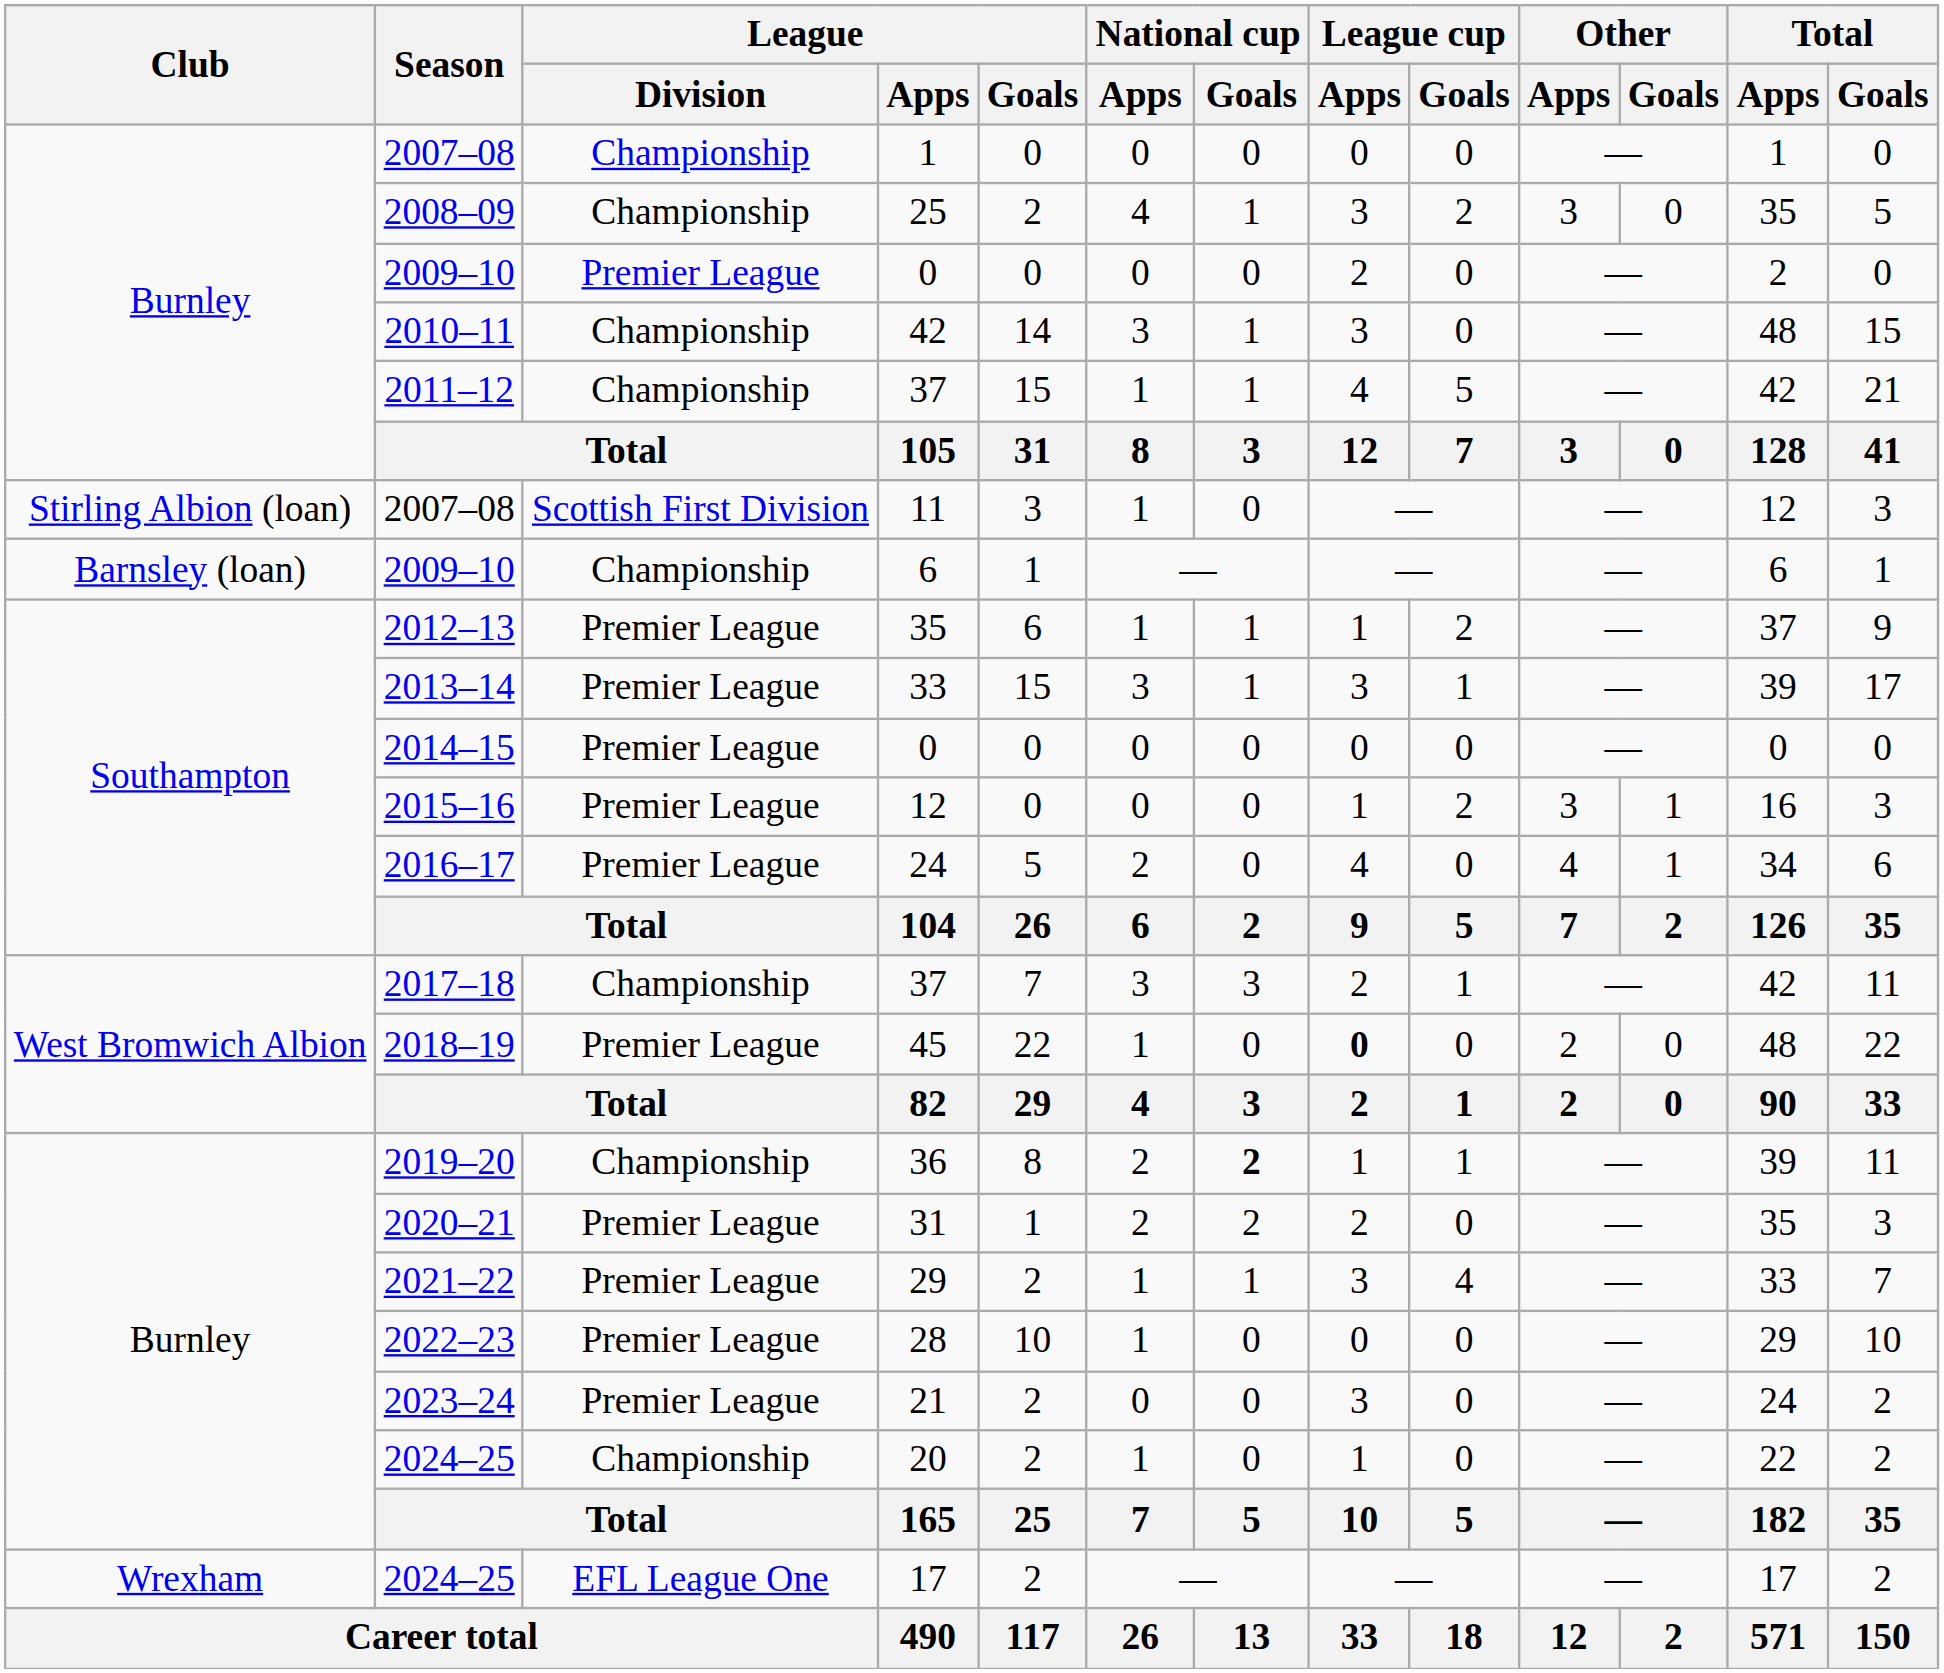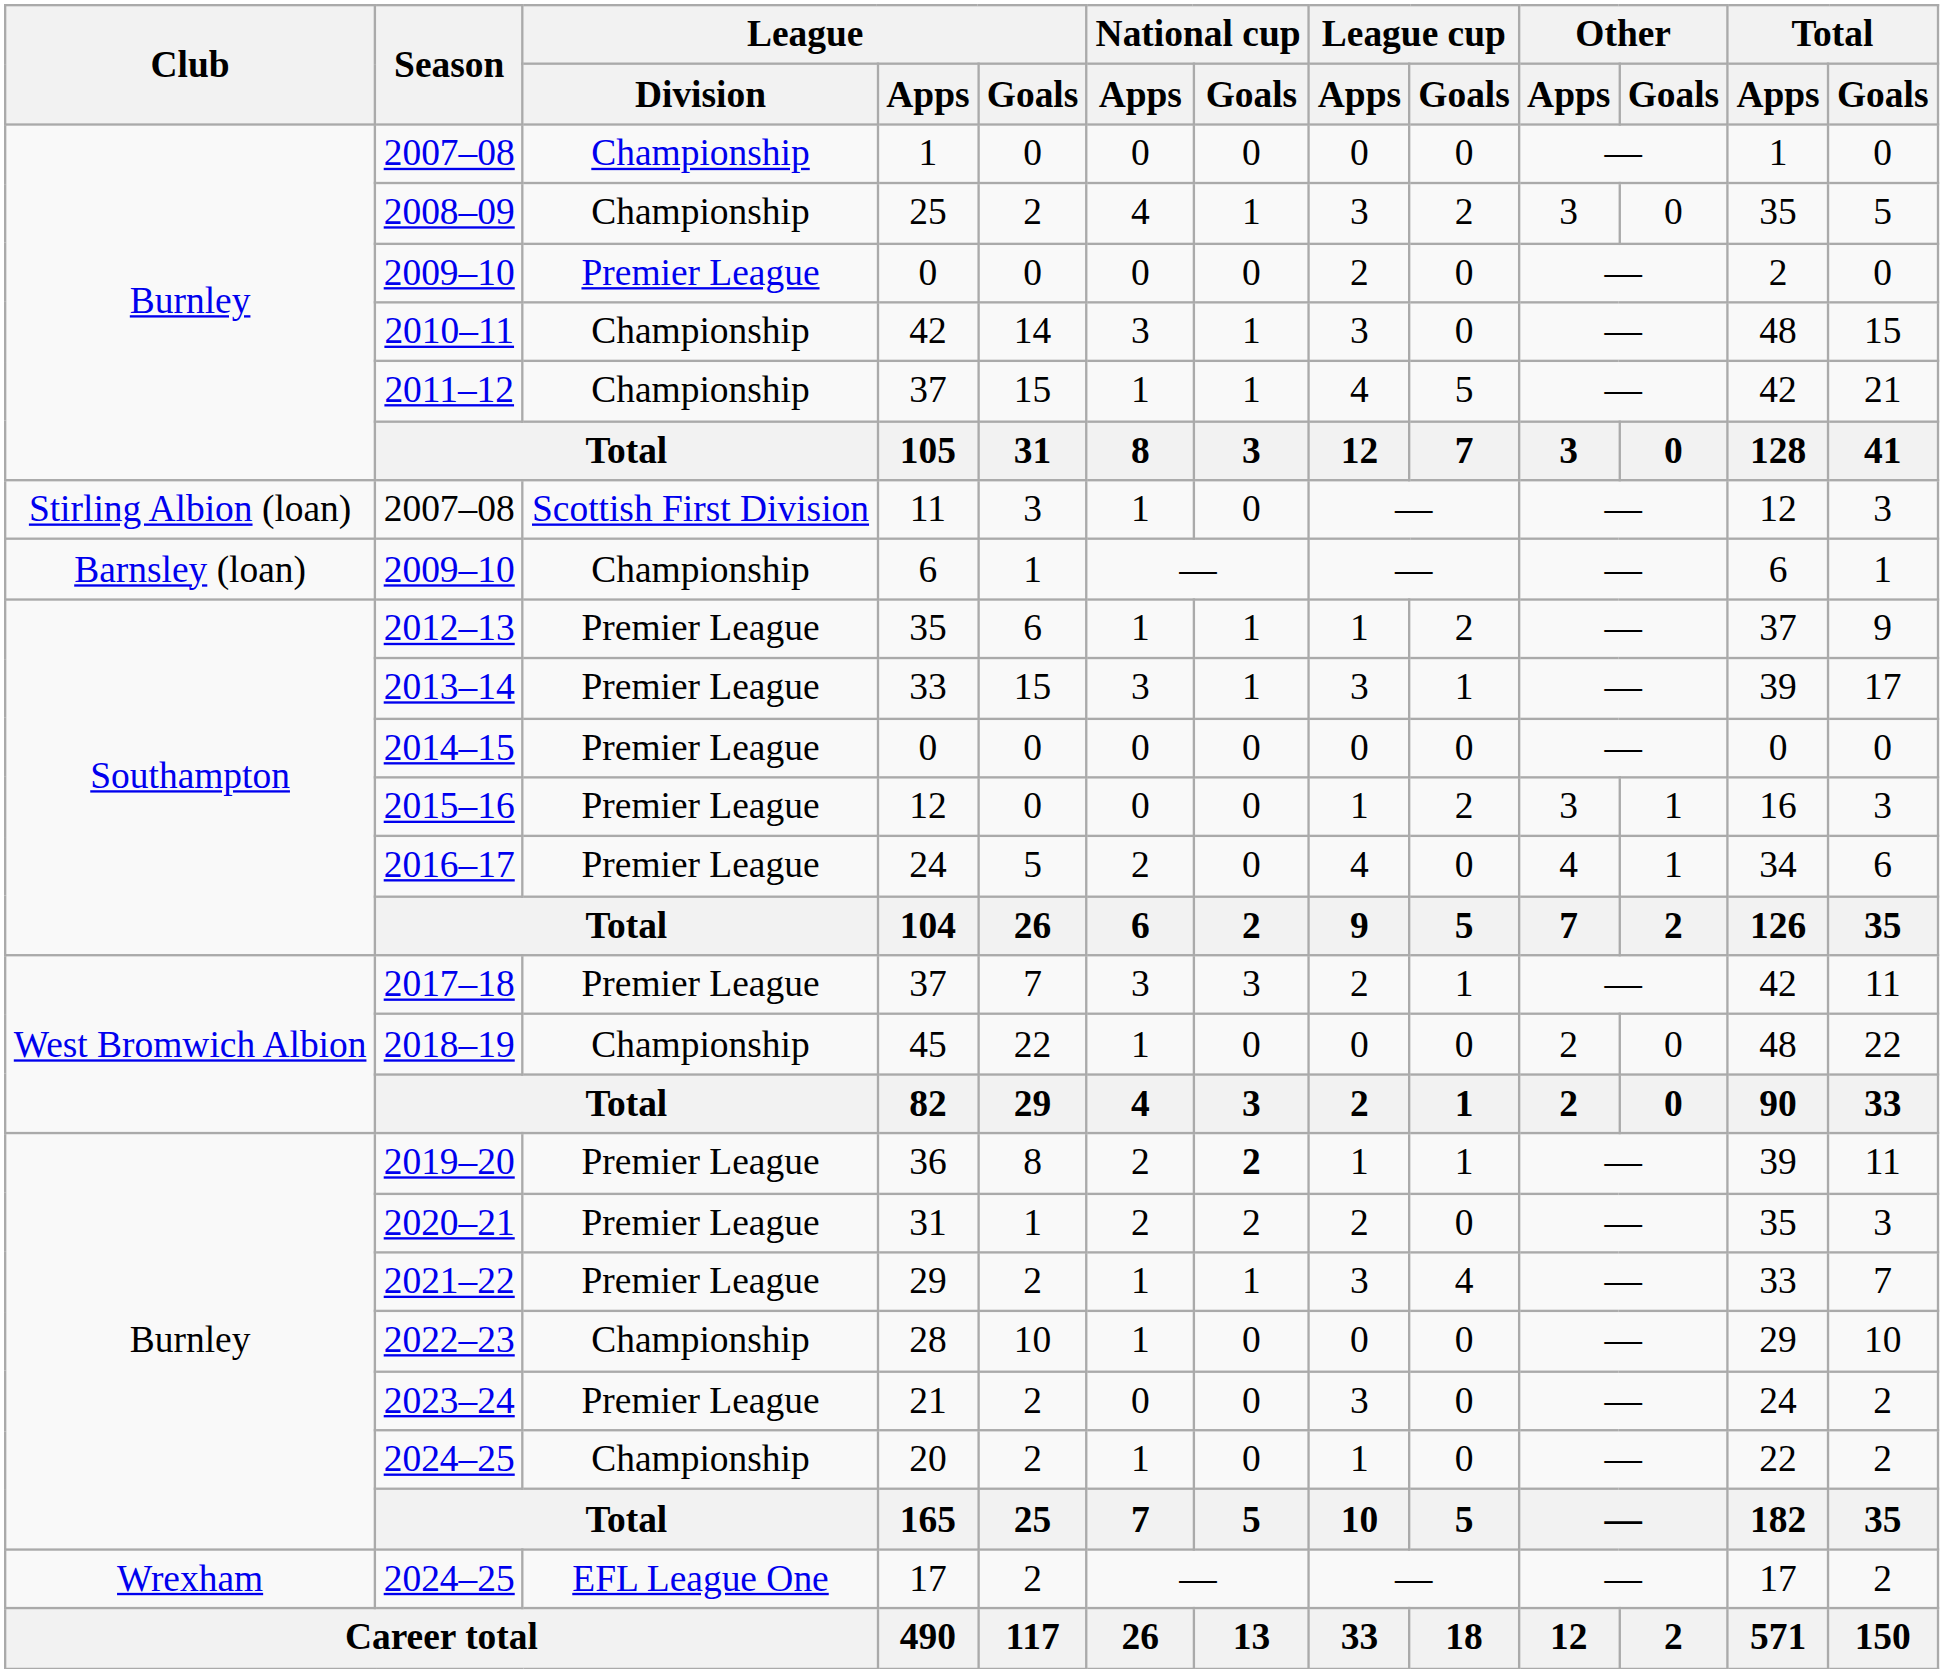(701, 984) Championship -> (700, 984) Premier League
(700, 1043) Premier League -> (701, 1043) Championship
(1359, 1043) bold -> (1359, 1043) normal
(701, 1162) Championship -> (700, 1162) Premier League
(700, 1340) Premier League -> (701, 1340) Championship
